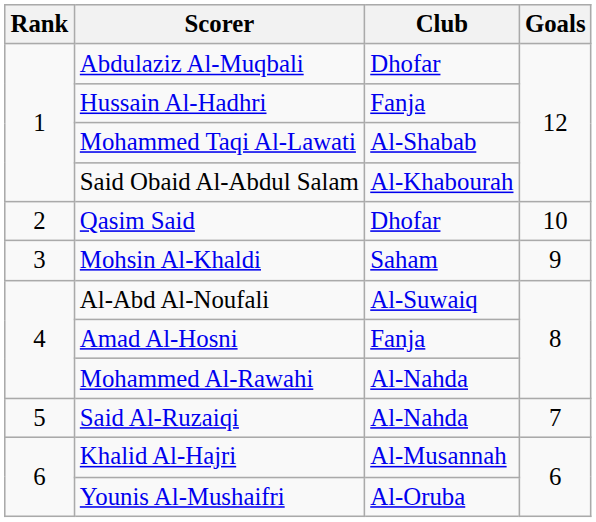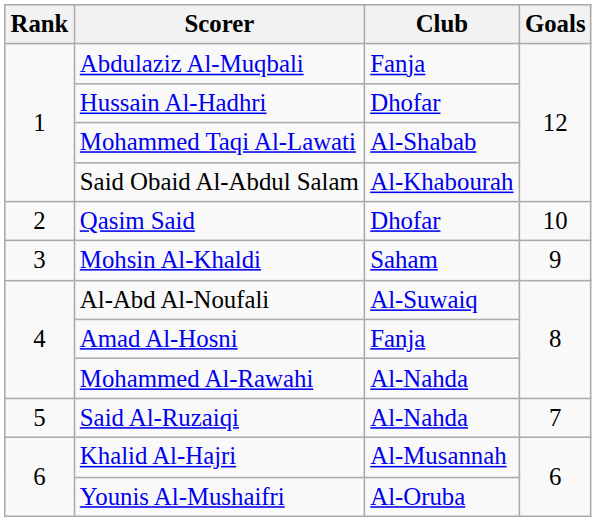(405, 63) Dhofar -> (398, 63) Fanja
(398, 102) Fanja -> (405, 102) Dhofar
